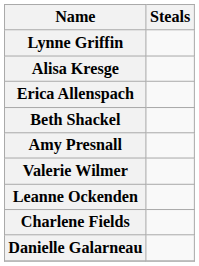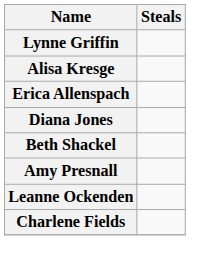+ row: (71, 119)
- row: (75, 171)
- row: (75, 247)
